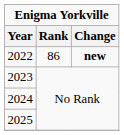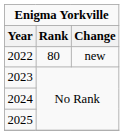(53, 57) 86 -> (53, 57) 80
(95, 57) bold -> (95, 57) normal
